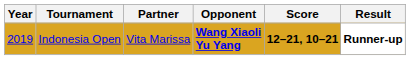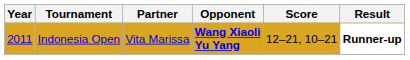(20, 39) 2019 -> (20, 39) 2011
(302, 39) bold -> (302, 39) normal
